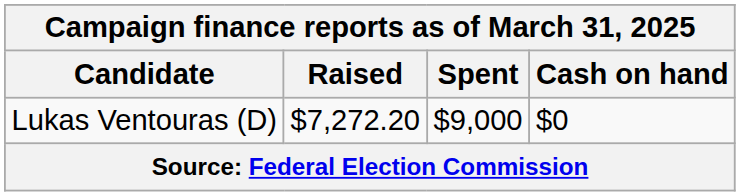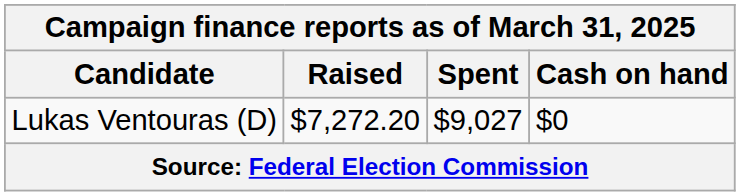(478, 119) $9,000 -> (478, 119) $9,027
